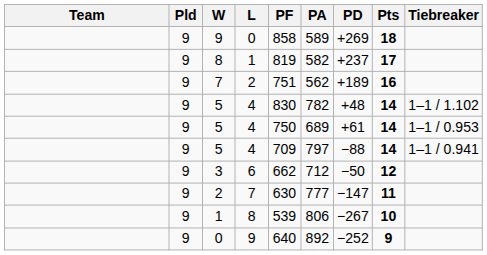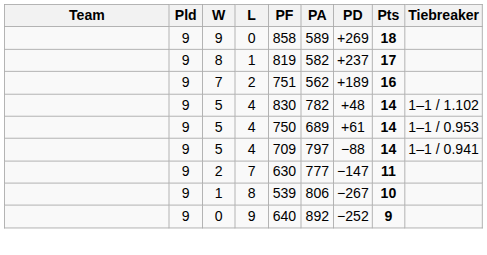- row: (219, 171)
